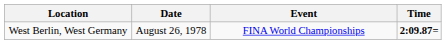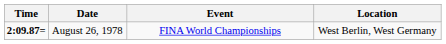columns swapped: (419, 13) <-> (68, 13)
